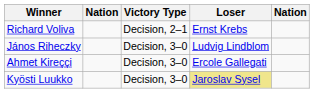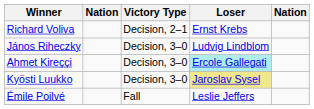(229, 63) no background -> (229, 63) paleturquoise background
+ row: (36, 96)
